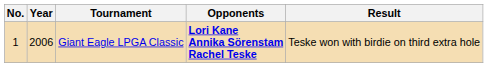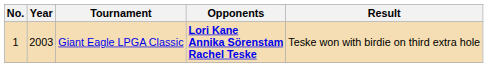(41, 42) 2006 -> (41, 42) 2003
